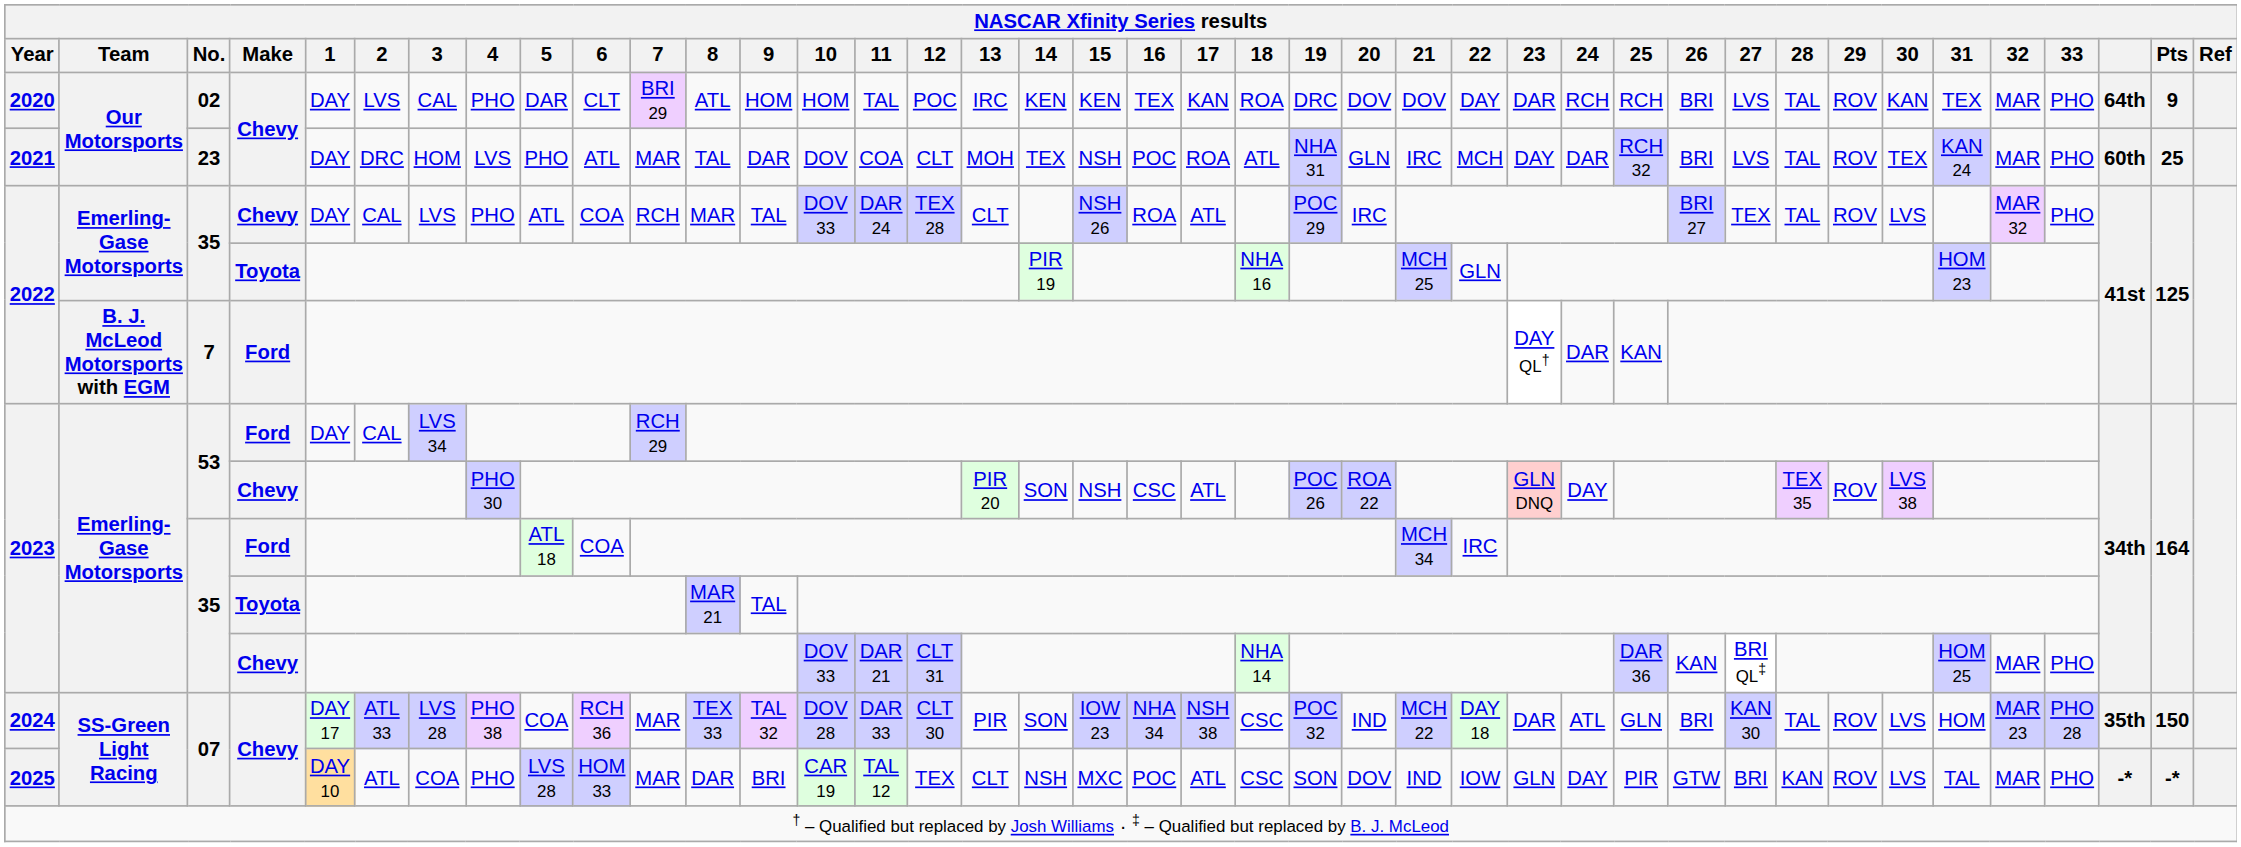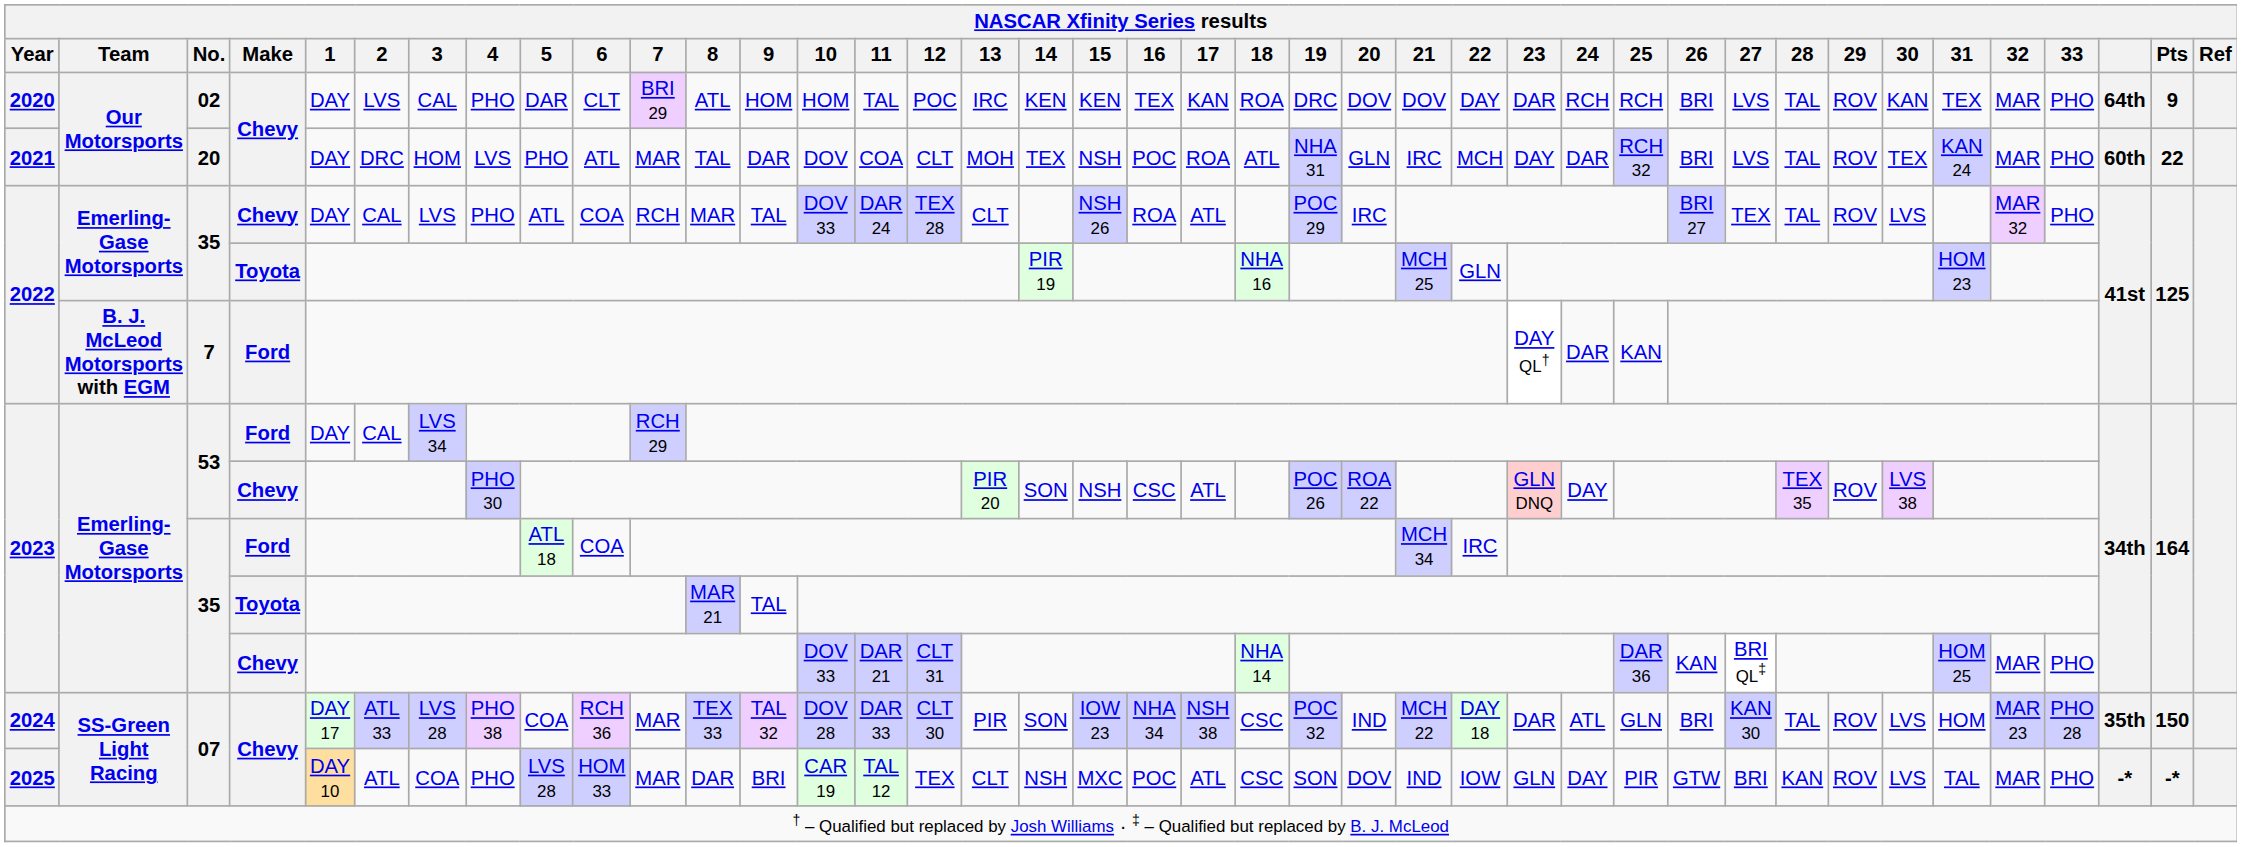(209, 157) 23 -> (209, 157) 20
(2172, 157) 25 -> (2172, 157) 22
